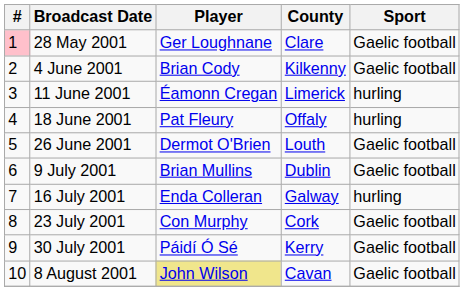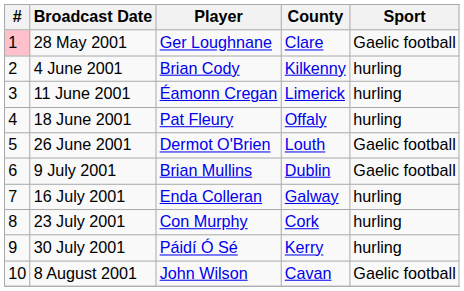(405, 68) Gaelic football -> (378, 68) hurling
(405, 222) Gaelic football -> (378, 222) hurling
(405, 247) Gaelic football -> (378, 247) hurling
(204, 273) khaki background -> (204, 273) no background
